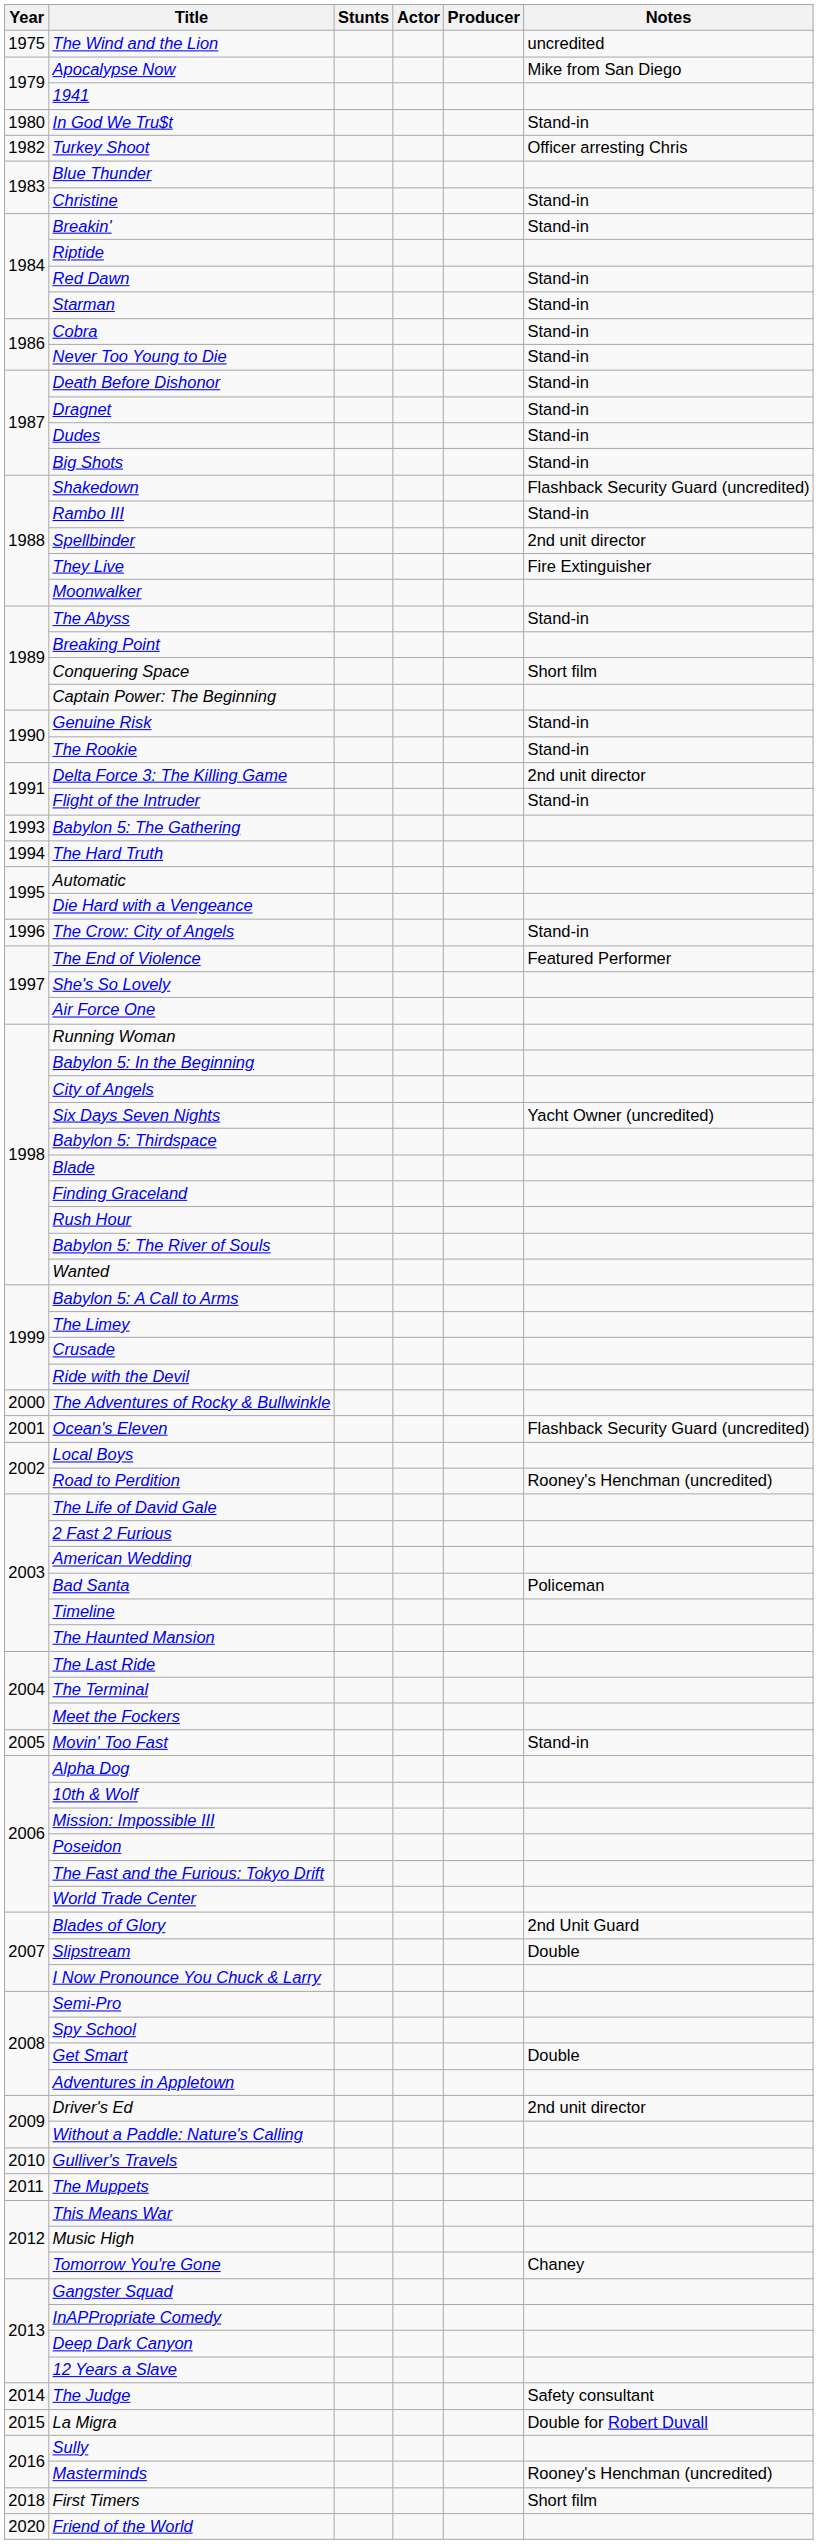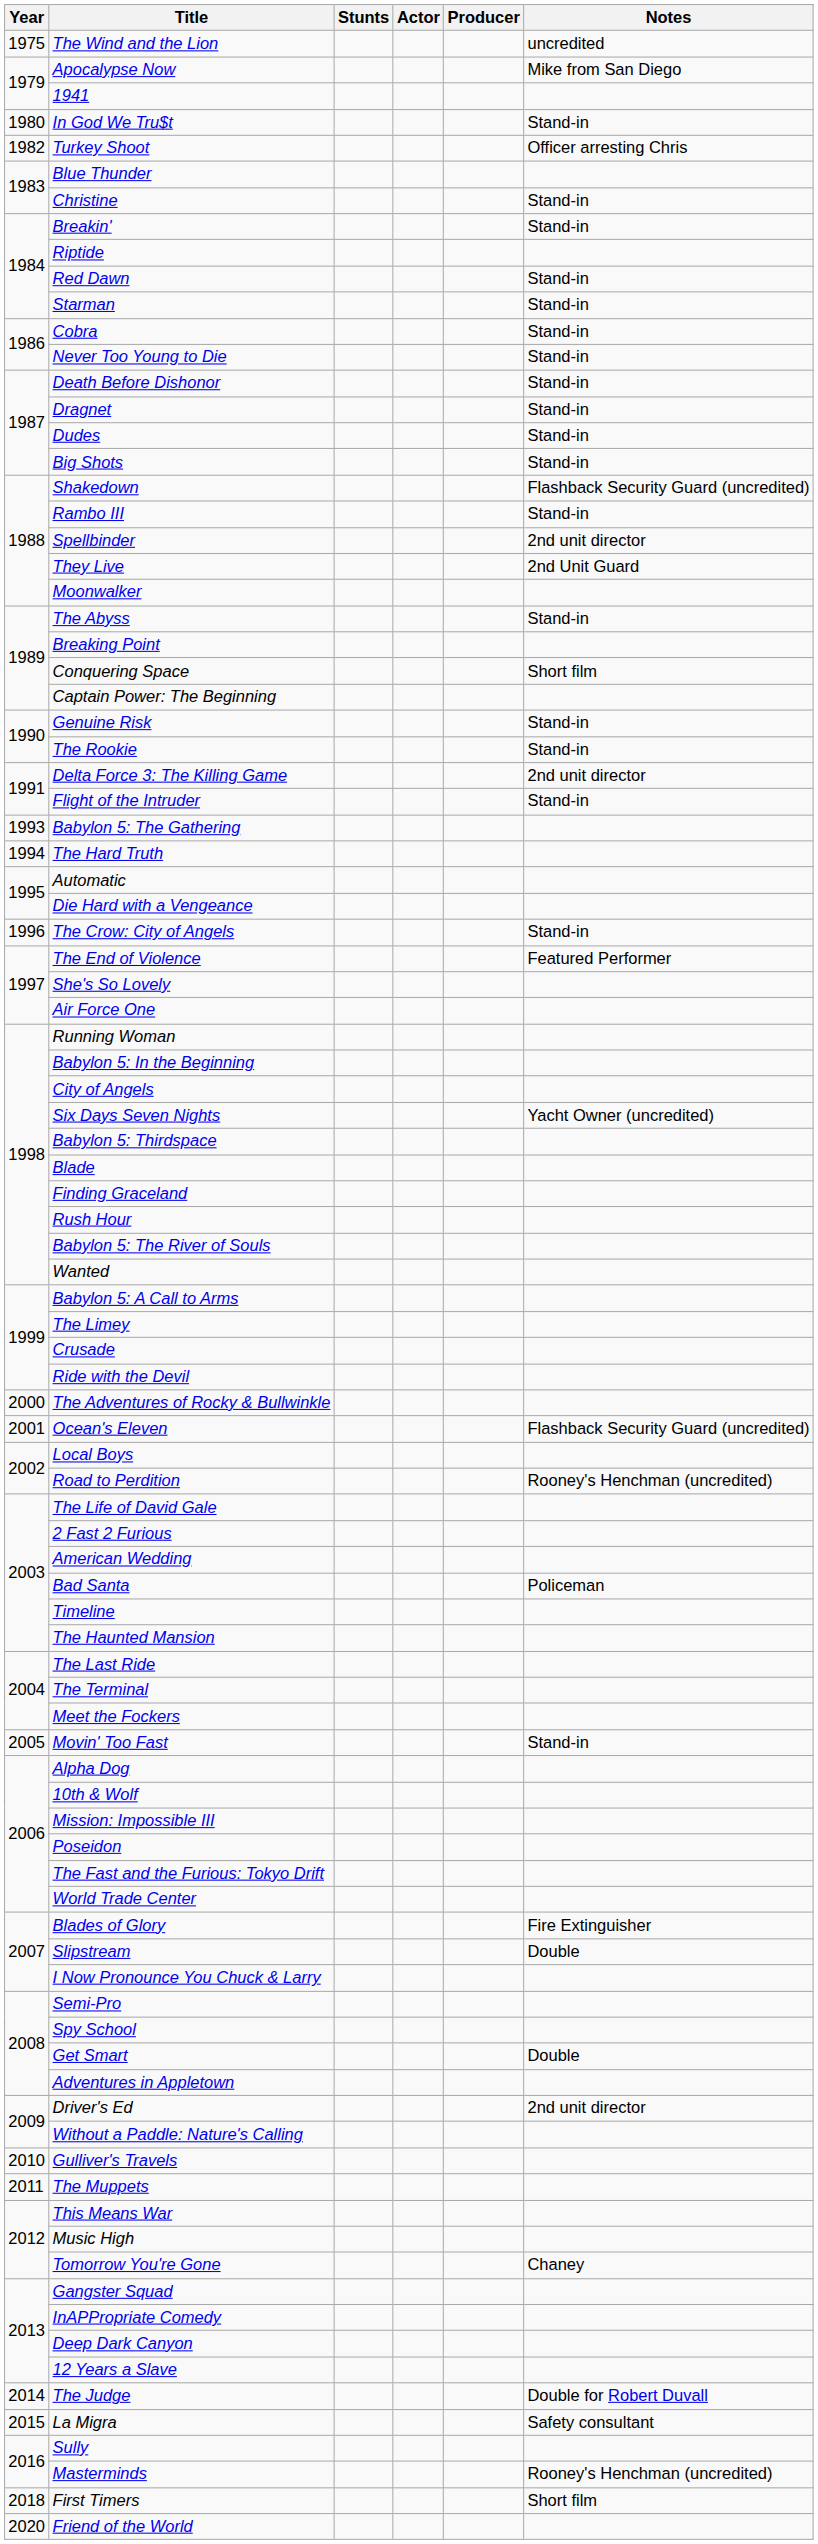(589, 566) Fire Extinguisher -> (583, 566) 2nd Unit Guard
(583, 1925) 2nd Unit Guard -> (589, 1925) Fire Extinguisher
(591, 2395) Safety consultant -> (618, 2395) Double for Robert Duvall
(618, 2422) Double for Robert Duvall -> (591, 2422) Safety consultant
